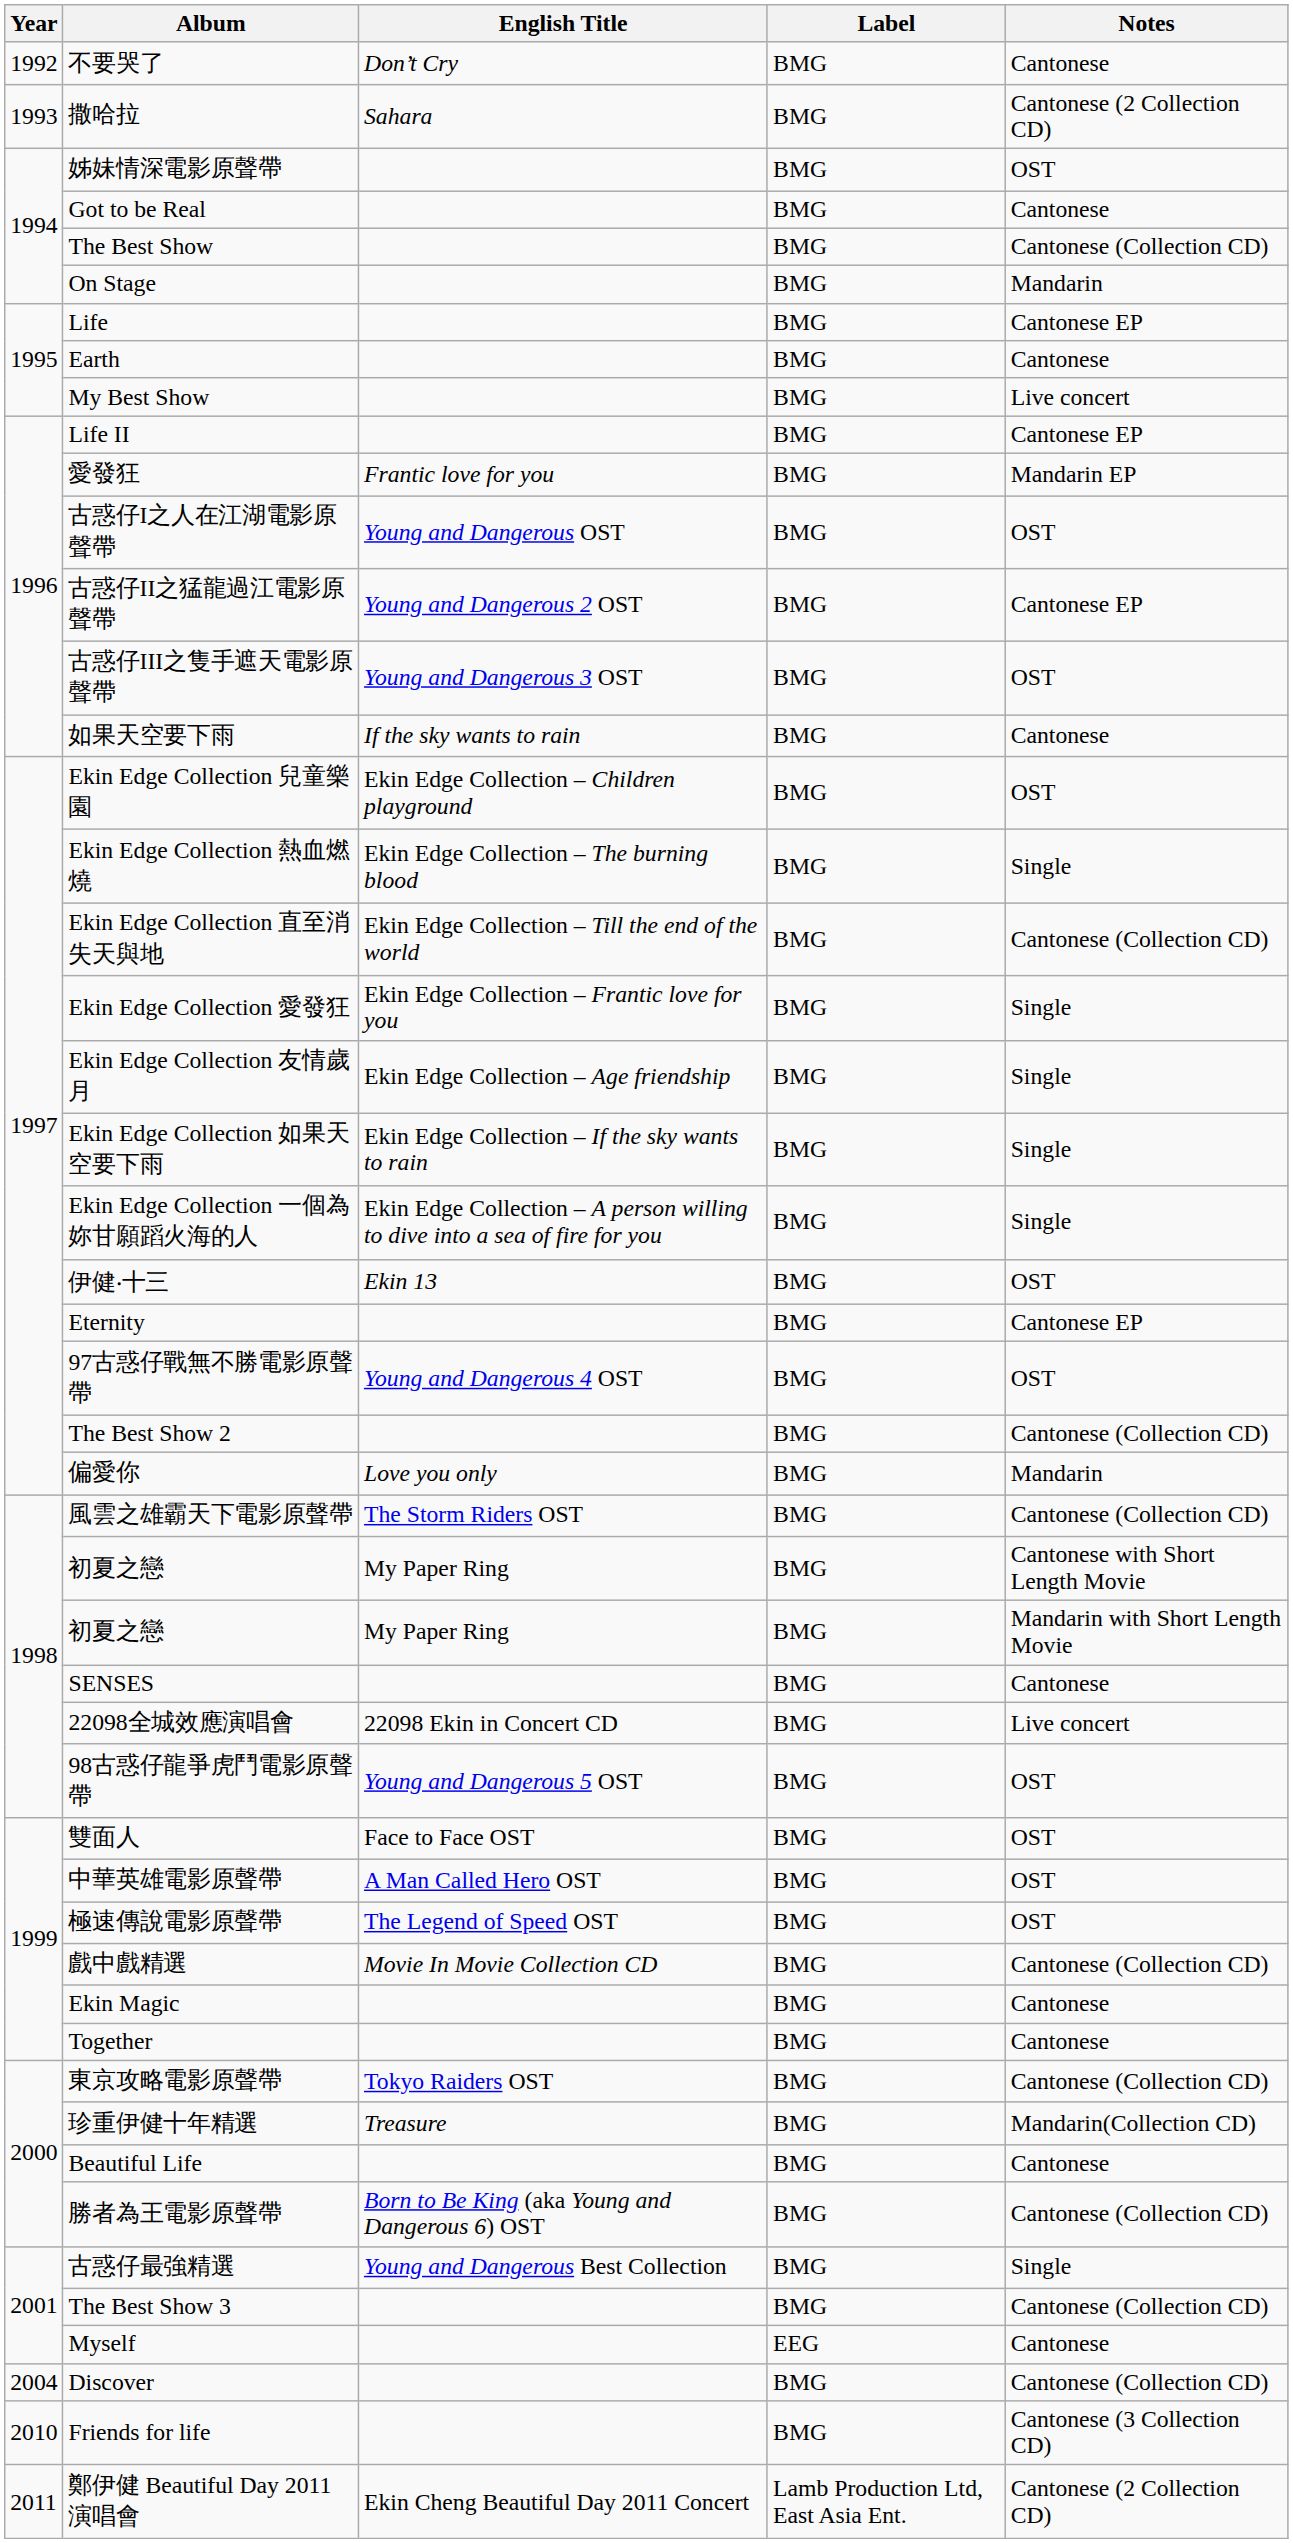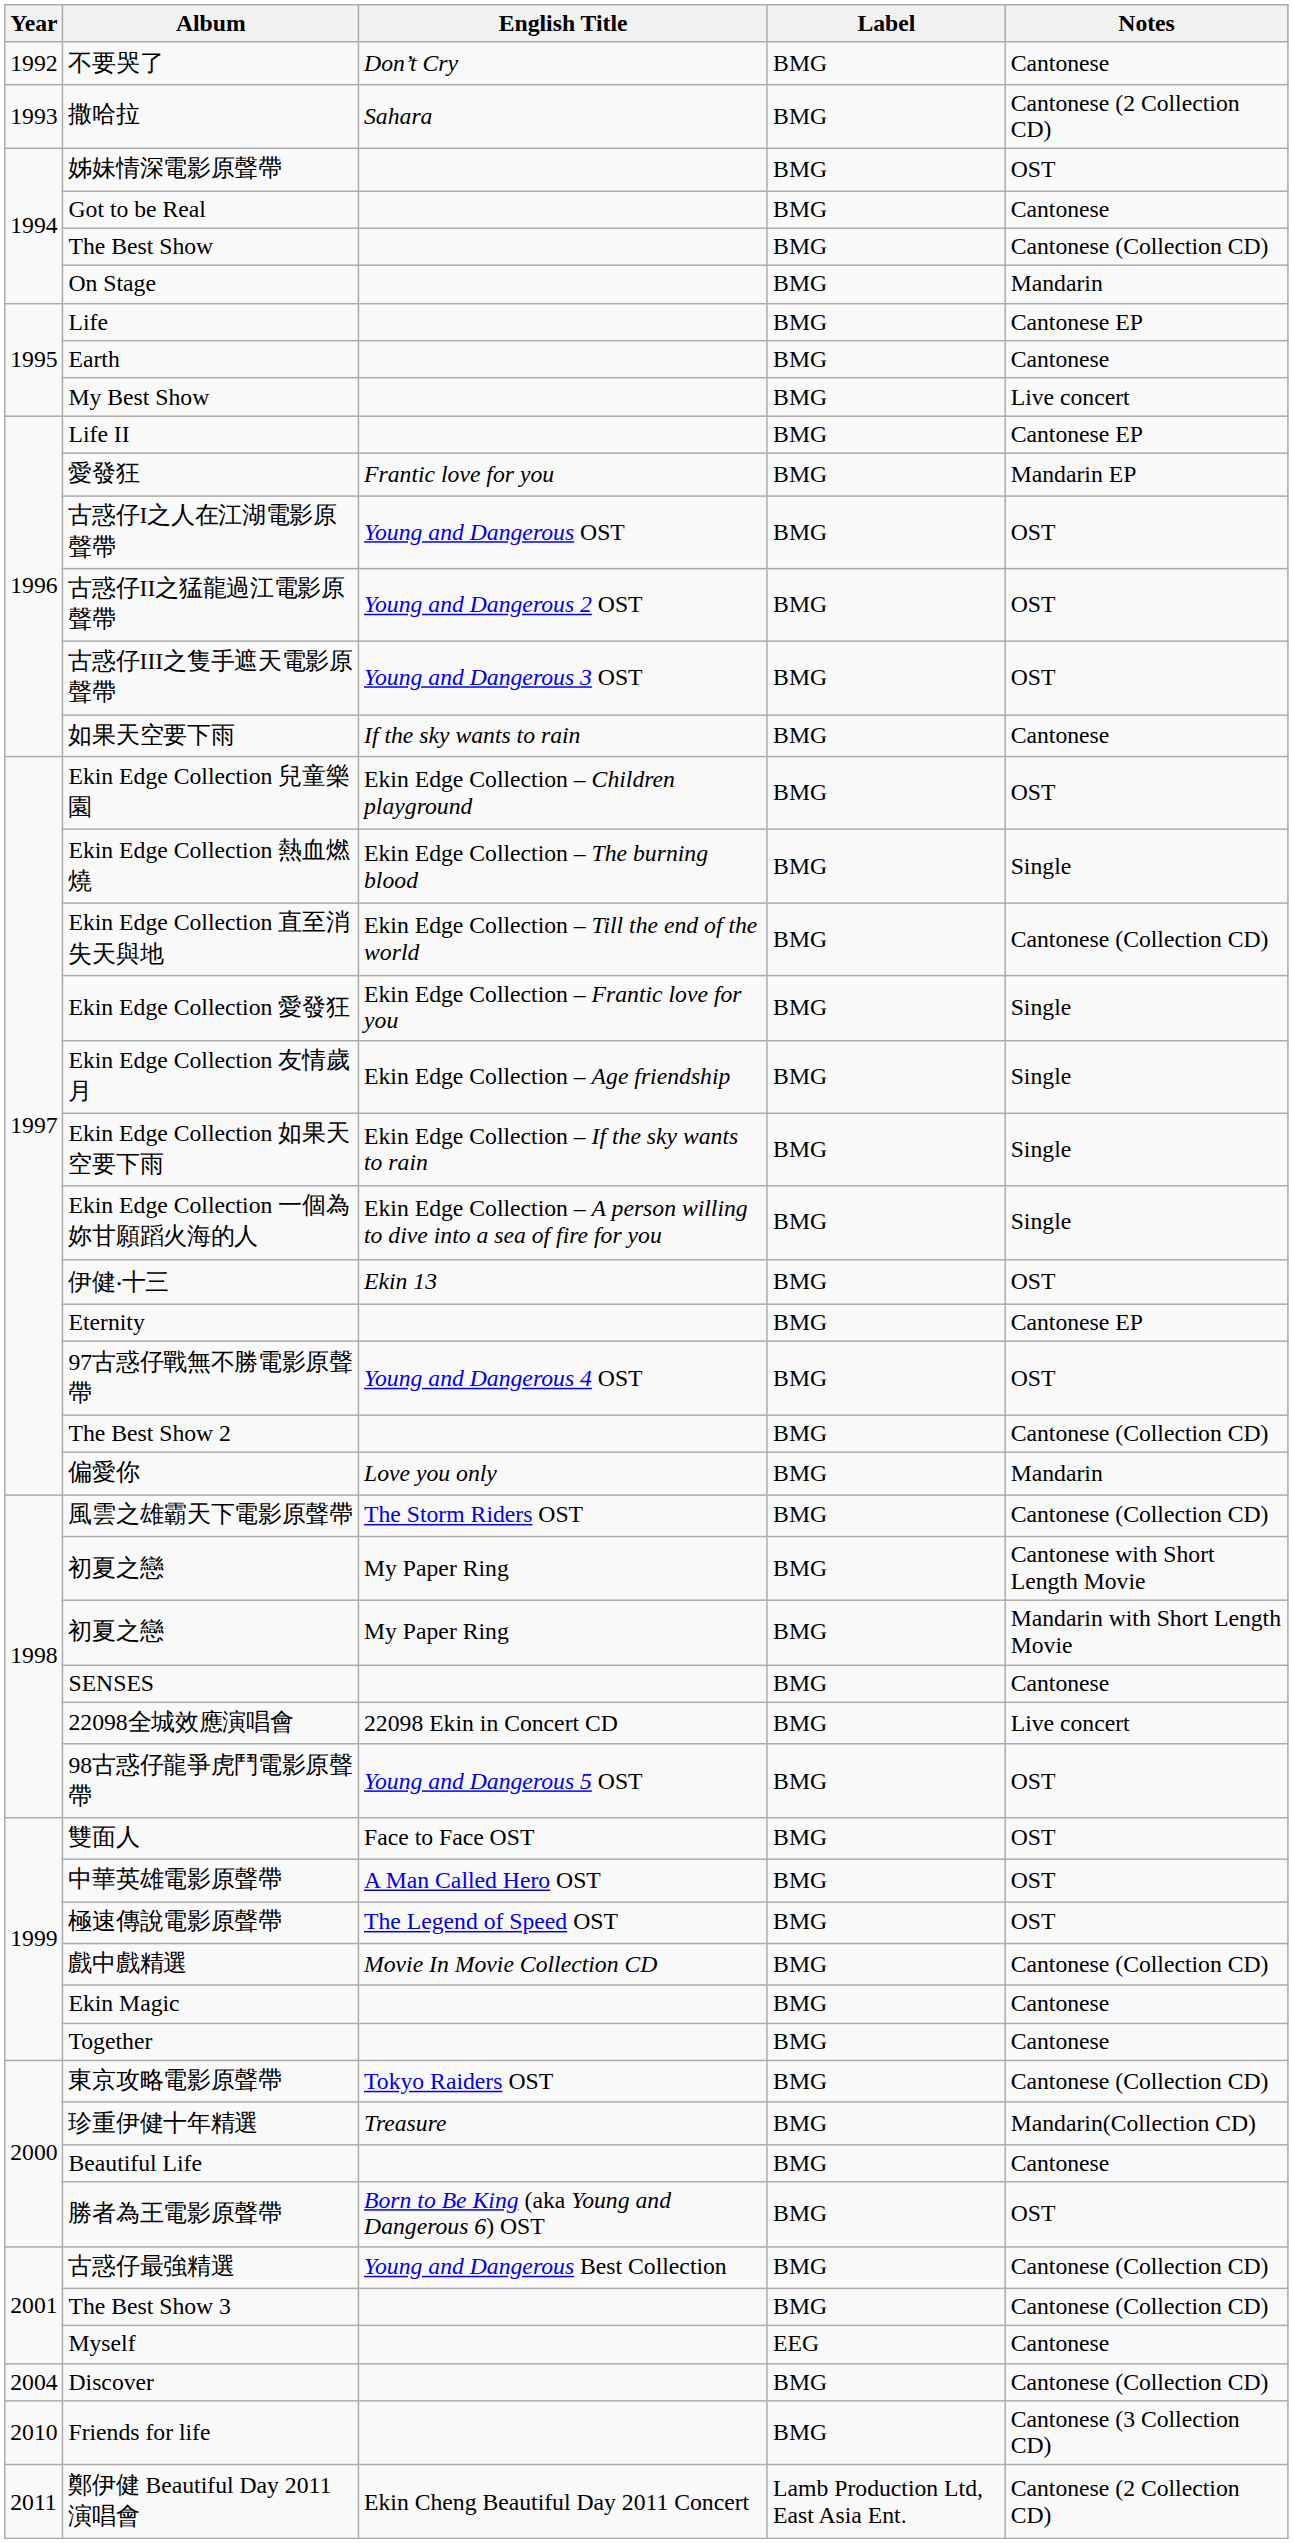(1077, 604) Cantonese EP -> (1033, 604) OST
(1140, 2213) Cantonese (Collection CD) -> (1033, 2213) OST
(1041, 2266) Single -> (1140, 2266) Cantonese (Collection CD)
